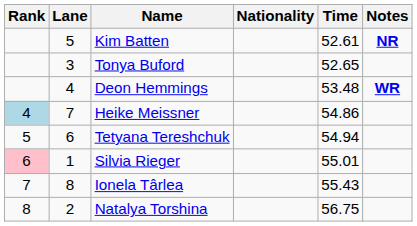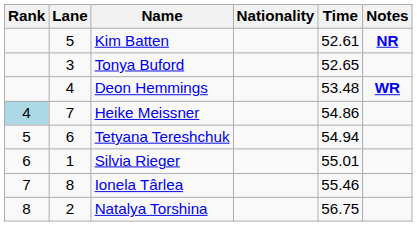(27, 161) pink background -> (27, 161) no background
(340, 185) 55.43 -> (340, 185) 55.46
